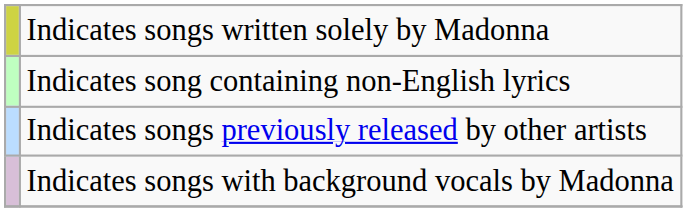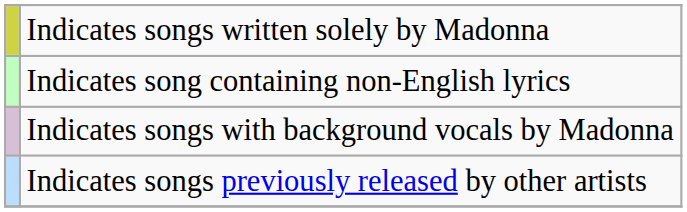rows swapped: (337, 130) <-> (350, 181)
